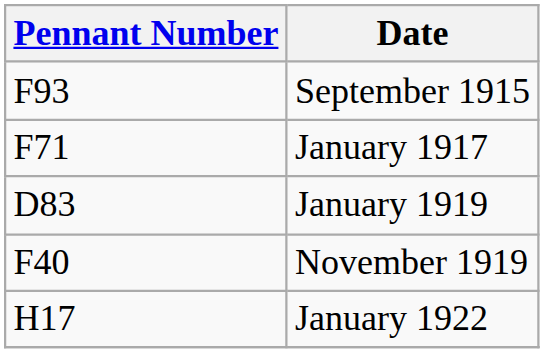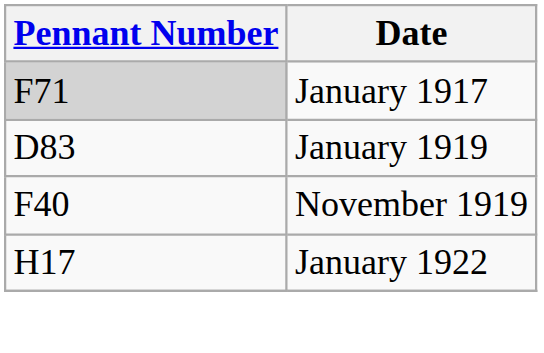- row: (412, 90)
(41, 147) no background -> (41, 90) lightgrey background
